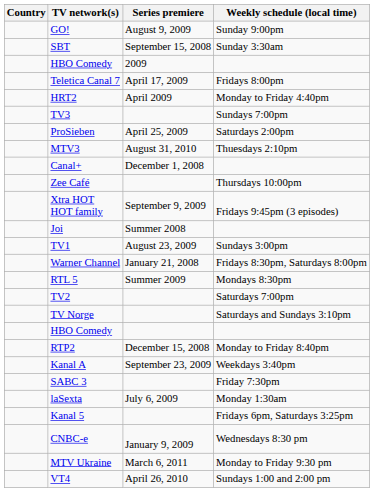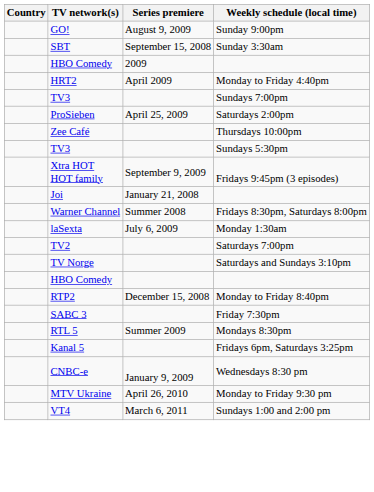- row: (85, 81)
- row: (65, 149)
- row: (66, 166)
+ row: (60, 149)
(155, 229) Summer 2008 -> (162, 195) January 21, 2008
- row: (60, 246)
(162, 263) January 21, 2008 -> (155, 212) Summer 2008
rows swapped: (64, 280) <-> (66, 399)
- row: (68, 365)
(156, 462) March 6, 2011 -> (156, 394) April 26, 2010
(156, 479) April 26, 2010 -> (156, 411) March 6, 2011
